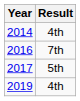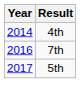- row: (20, 86)
